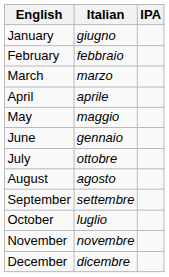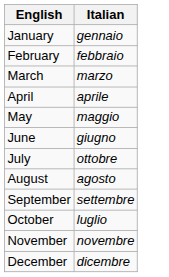- column: (151, 14)
(96, 35) giugno -> (100, 35) gennaio
(100, 138) gennaio -> (96, 138) giugno
